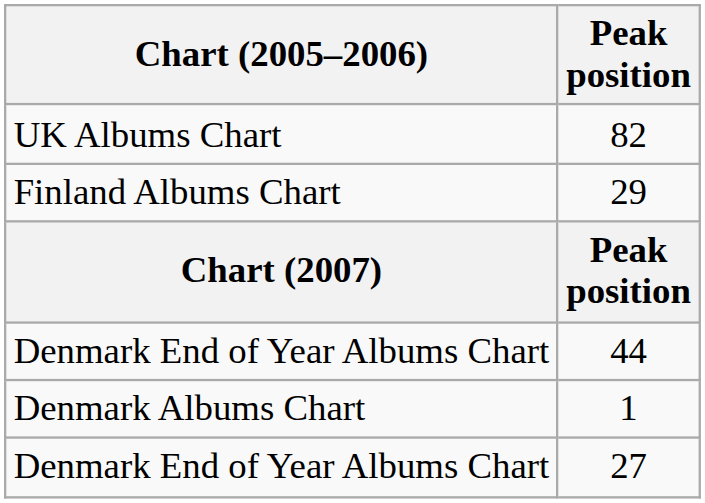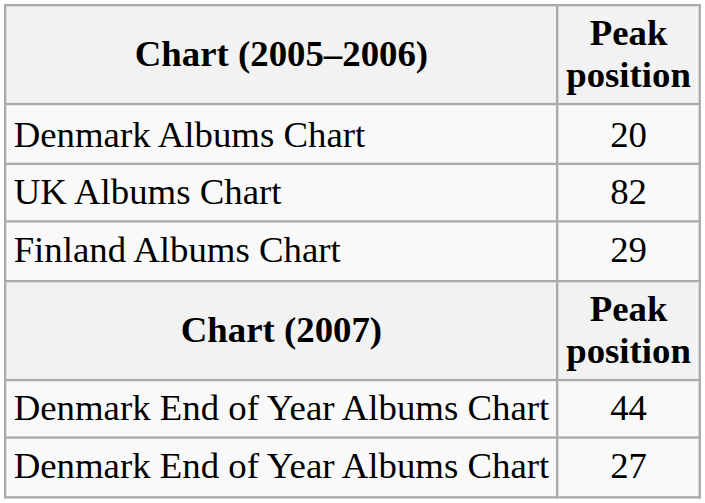+ row: (629, 133)
- row: (629, 408)
